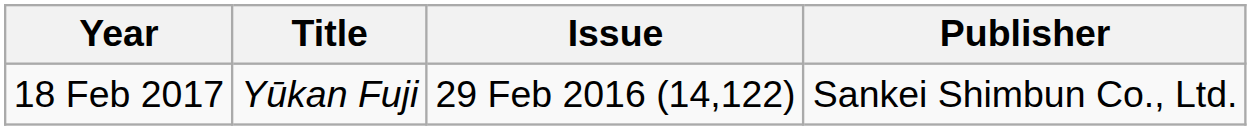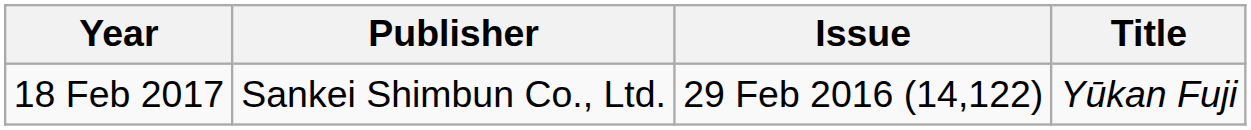columns swapped: (330, 34) <-> (1025, 34)
